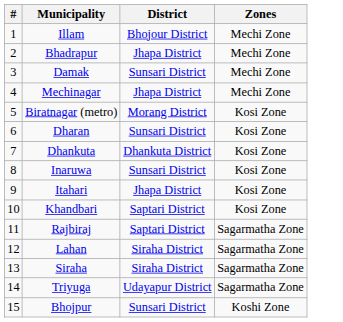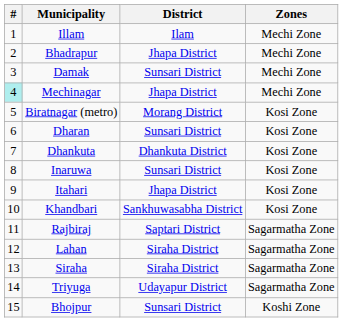(167, 33) Bhojour District -> (183, 33) Ilam
(13, 92) no background -> (13, 92) paleturquoise background
(167, 209) Saptari District -> (183, 209) Sankhuwasabha District
